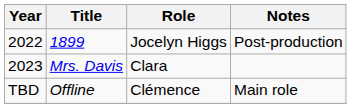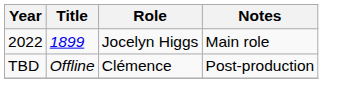(288, 41) Post-production -> (237, 41) Main role
- row: (86, 66)
(266, 90) Main role -> (260, 66) Post-production
